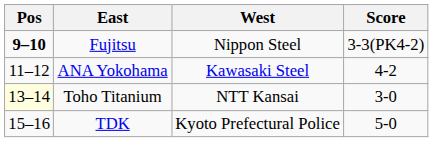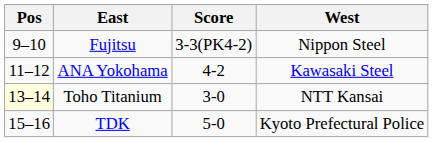columns swapped: (386, 17) <-> (258, 17)
(29, 44) bold -> (29, 44) normal
